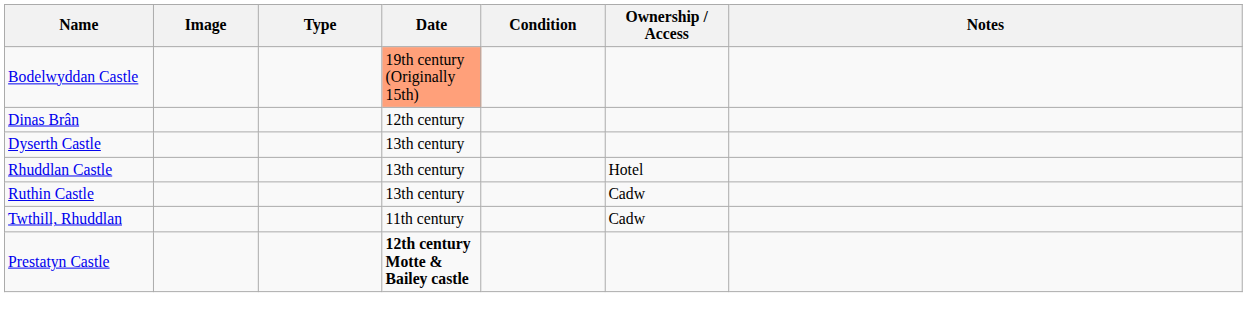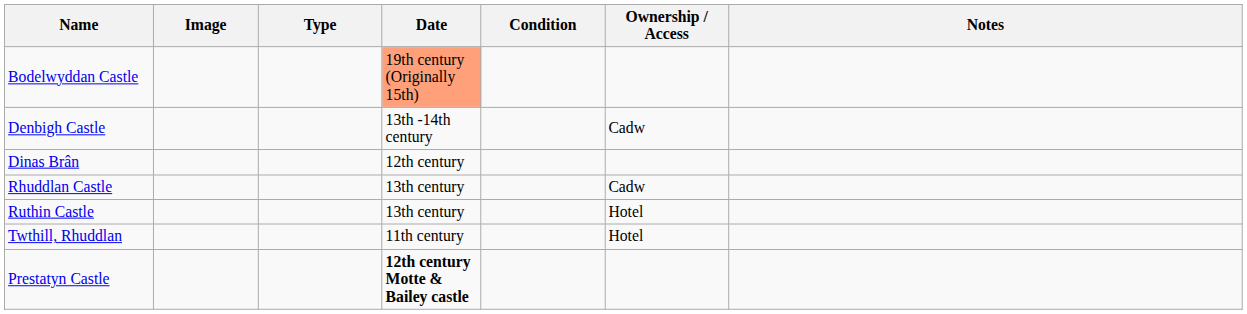+ row: (57, 128)
- row: (54, 144)
(626, 169) Hotel -> (627, 186) Cadw
(627, 194) Cadw -> (626, 211) Hotel
(627, 219) Cadw -> (626, 236) Hotel
